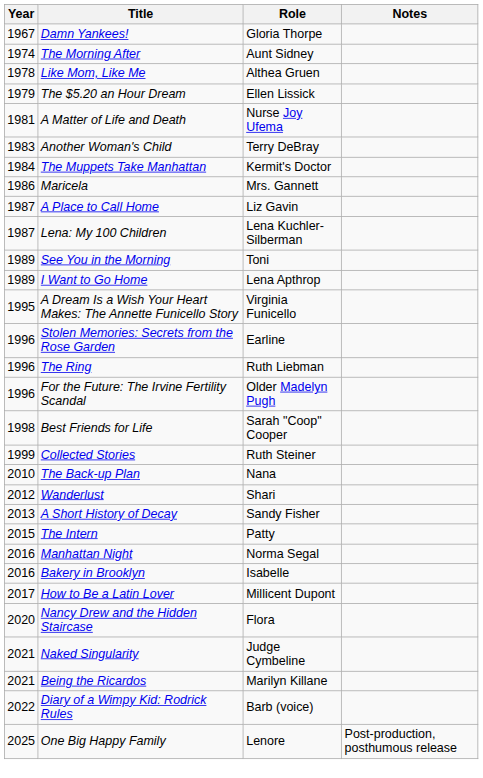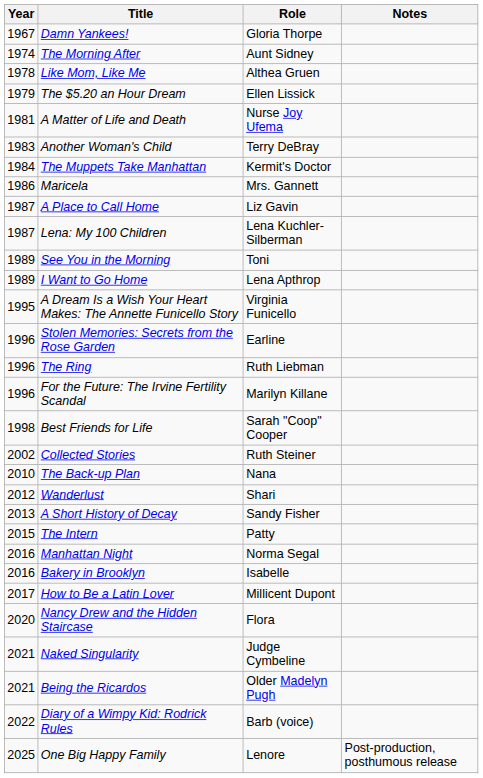(287, 394) Older Madelyn Pugh -> (287, 394) Marilyn Killane
(21, 454) 1999 -> (21, 454) 2002
(287, 680) Marilyn Killane -> (287, 687) Older Madelyn Pugh
